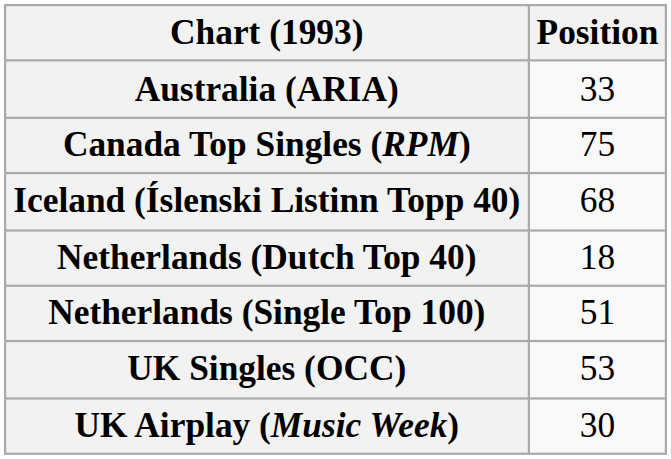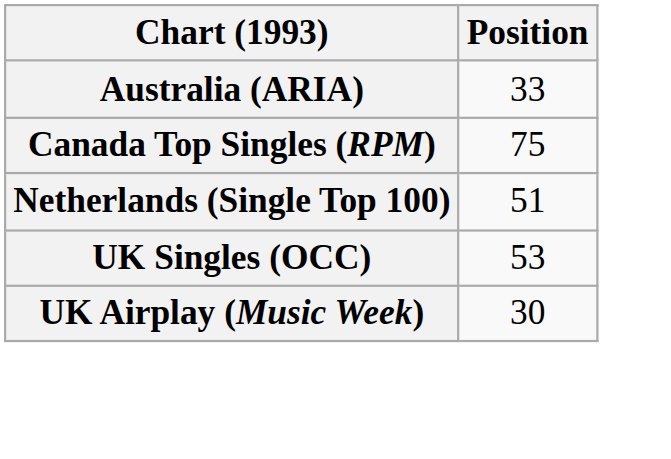- row: (267, 200)
- row: (267, 256)
